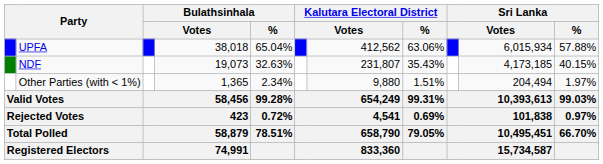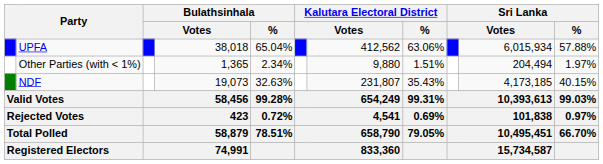rows swapped: (30, 64) <-> (80, 82)
